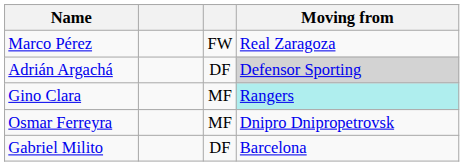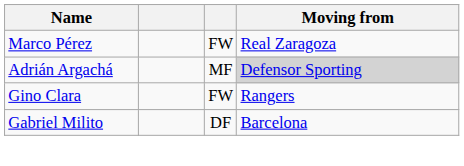(220, 69) DF -> (221, 69) MF
(220, 95) MF -> (221, 95) FW
(267, 95) paleturquoise background -> (268, 95) no background
- row: (60, 122)
